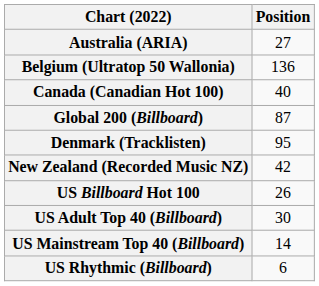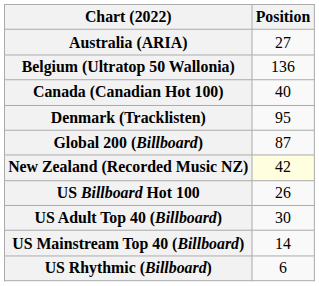rows swapped: (128, 142) <-> (128, 117)
(283, 167) no background -> (283, 167) lightyellow background
